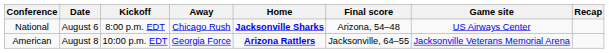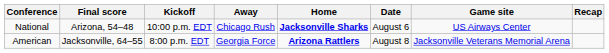columns swapped: (80, 12) <-> (369, 12)
(135, 27) 8:00 p.m. EDT -> (179, 27) 10:00 p.m. EDT
(135, 41) 10:00 p.m. EDT -> (179, 41) 8:00 p.m. EDT
